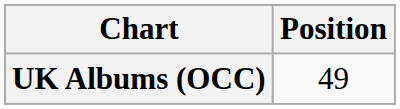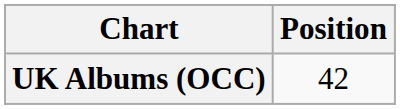(333, 78) 49 -> (333, 78) 42
